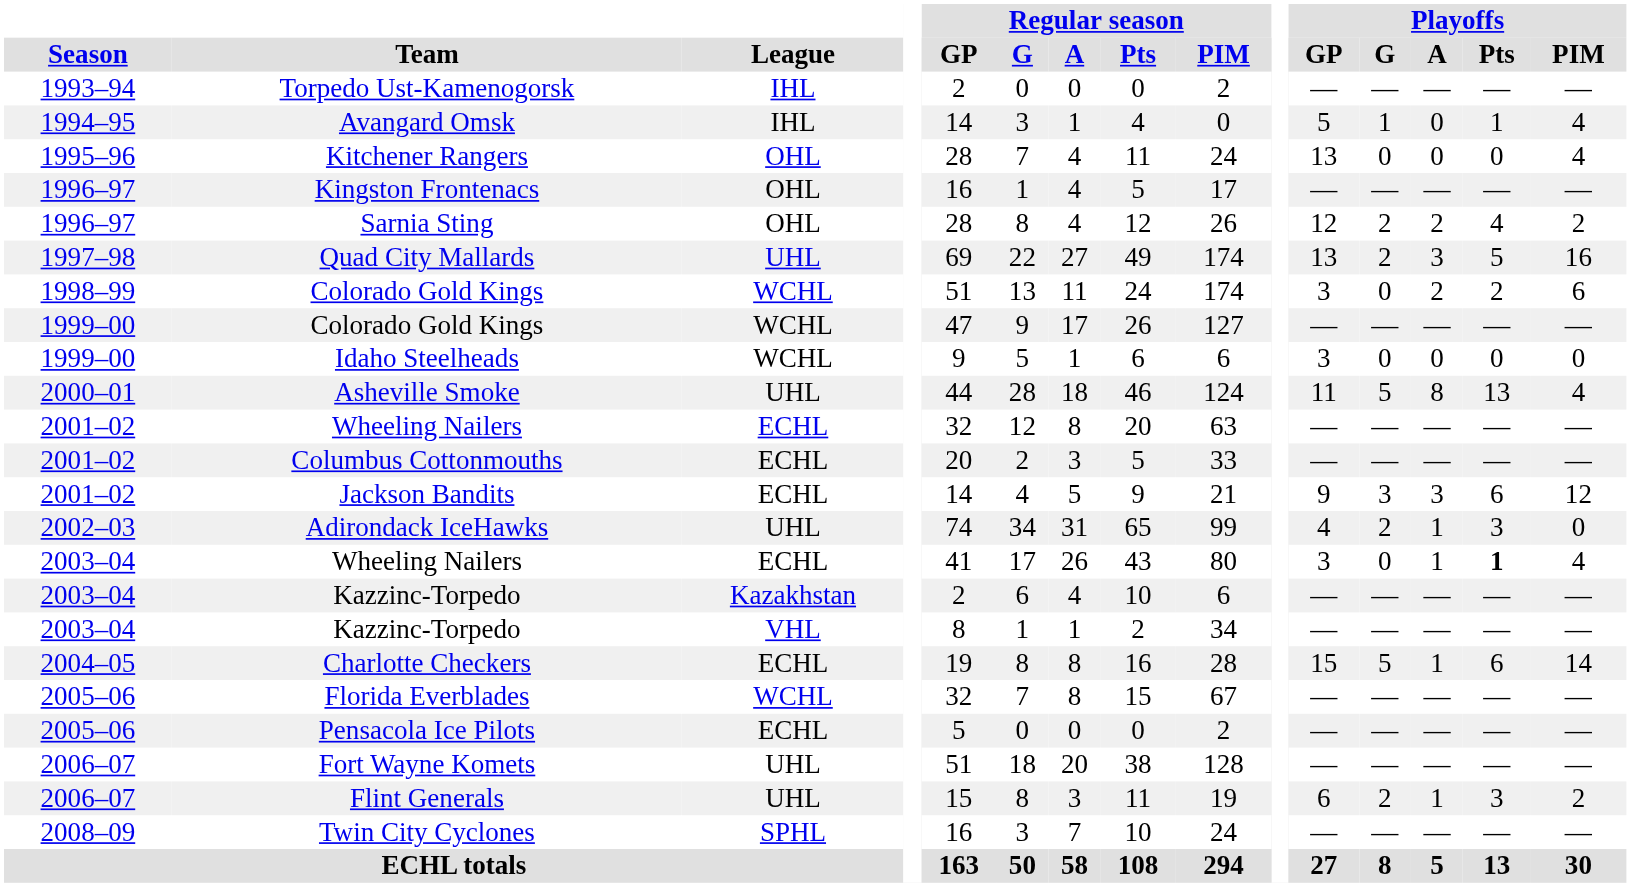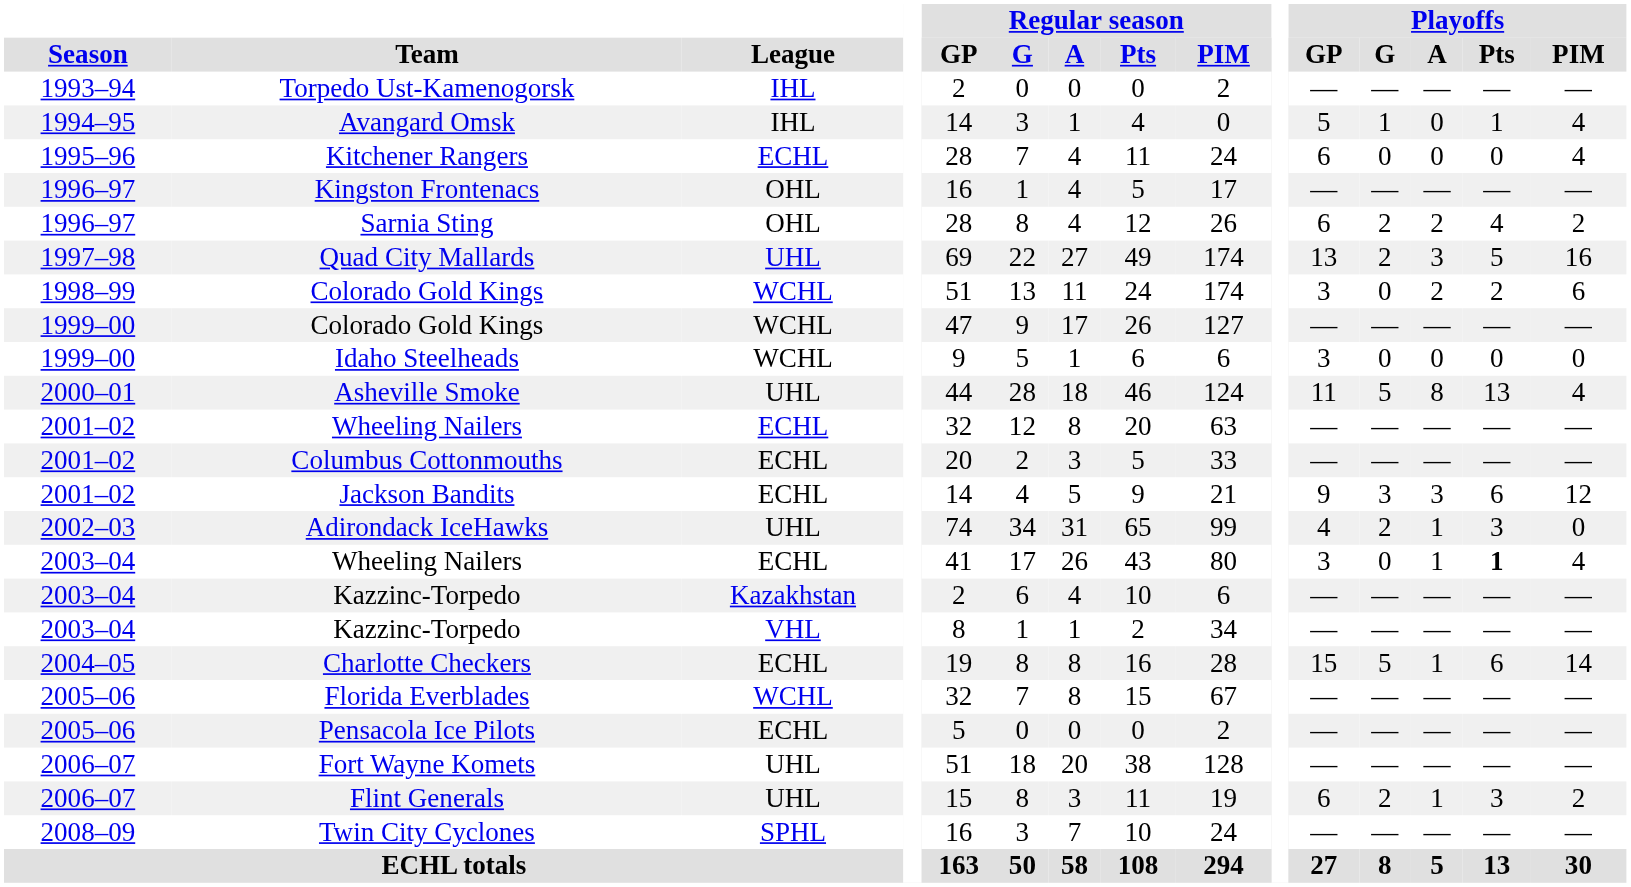(793, 155) OHL -> (793, 155) ECHL
(1324, 155) 13 -> (1324, 155) 6
(1324, 223) 12 -> (1324, 223) 6
